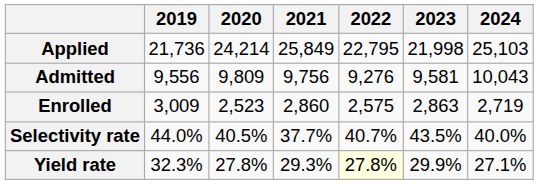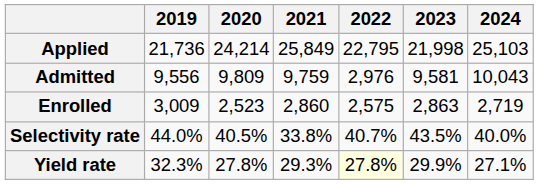(306, 77) 9,756 -> (306, 77) 9,759
(371, 77) 9,276 -> (371, 77) 2,976
(306, 135) 37.7% -> (306, 135) 33.8%
